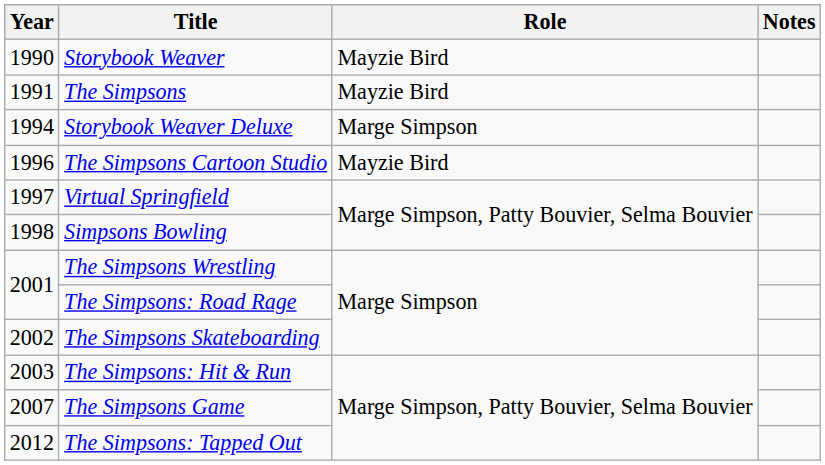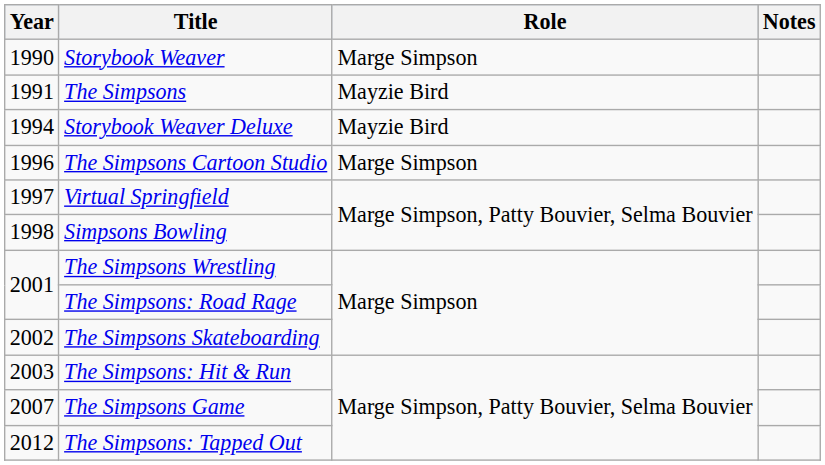(393, 57) Mayzie Bird -> (407, 57) Marge Simpson
(407, 127) Marge Simpson -> (393, 127) Mayzie Bird
(393, 162) Mayzie Bird -> (407, 162) Marge Simpson
